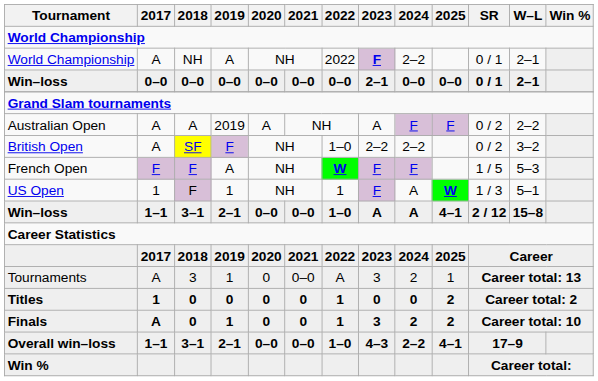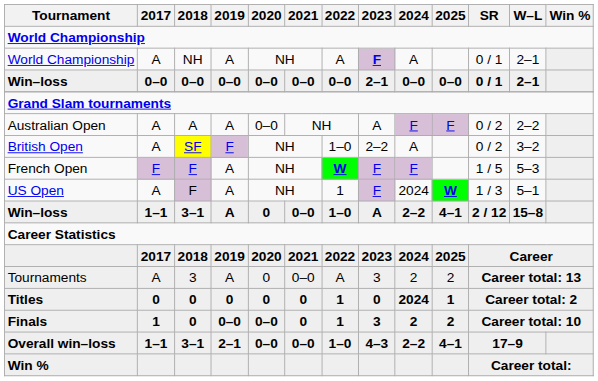(340, 59) 2022 -> (340, 59) A
(414, 59) 2–2 -> (414, 59) A
(230, 125) 2019 -> (230, 125) A
(266, 125) A -> (266, 125) 0–0
(414, 146) 2–2 -> (414, 146) A
(156, 190) 1 -> (156, 190) A
(230, 190) 1 -> (230, 190) A
(414, 190) A -> (414, 190) 2024
(230, 212) 2–1 -> (230, 212) A
(266, 212) 0–0 -> (266, 212) 0
(414, 212) A -> (414, 212) 2–2
(230, 277) 1 -> (230, 277) A
(450, 277) 1 -> (450, 277) 2
(156, 299) 1 -> (156, 299) 0
(414, 299) 0 -> (414, 299) 2024
(450, 299) 2 -> (450, 299) 1
(156, 321) A -> (156, 321) 1
(230, 321) 1 -> (230, 321) 0–0
(266, 321) 0 -> (266, 321) 0–0
